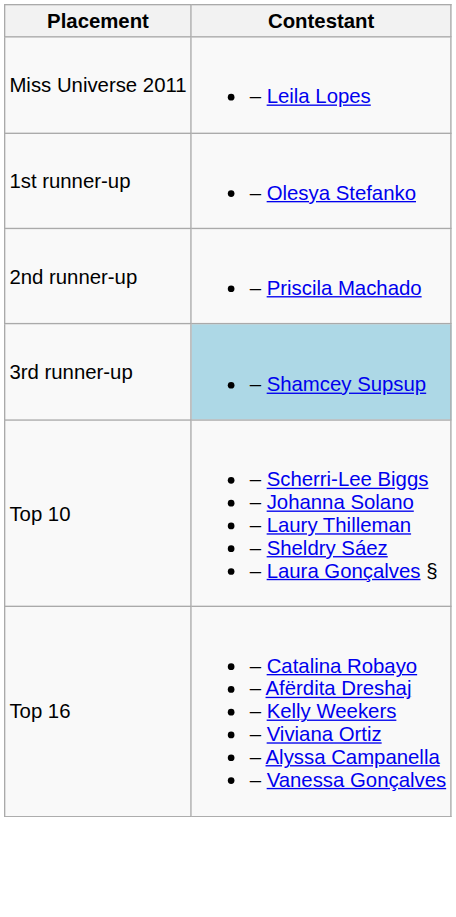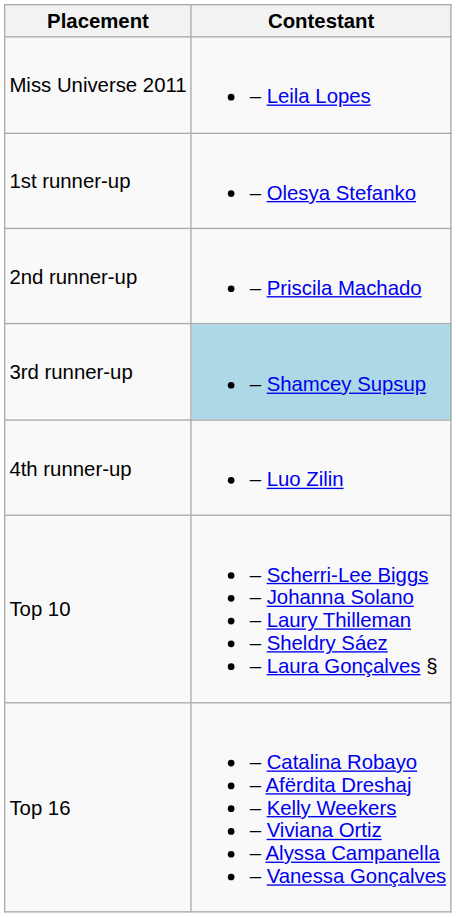+ row: (70, 468)
